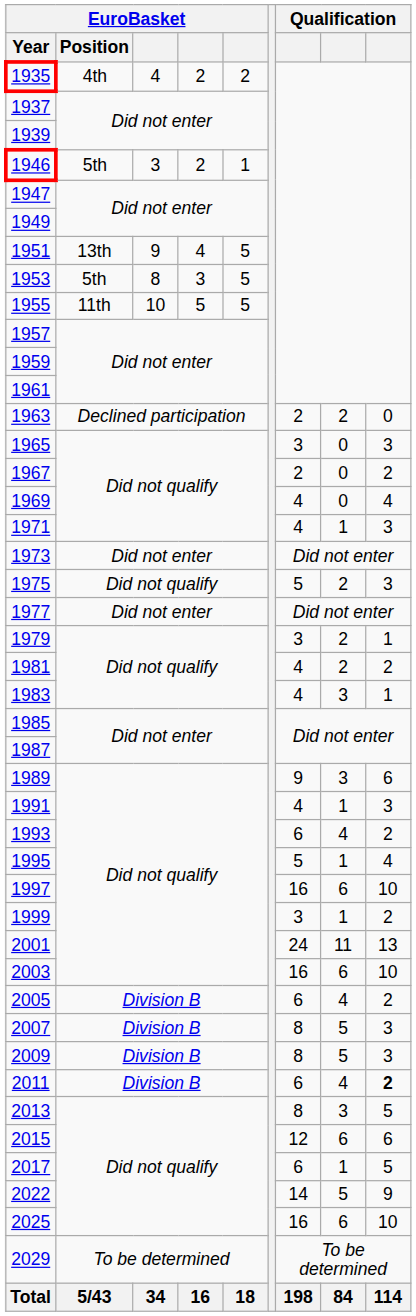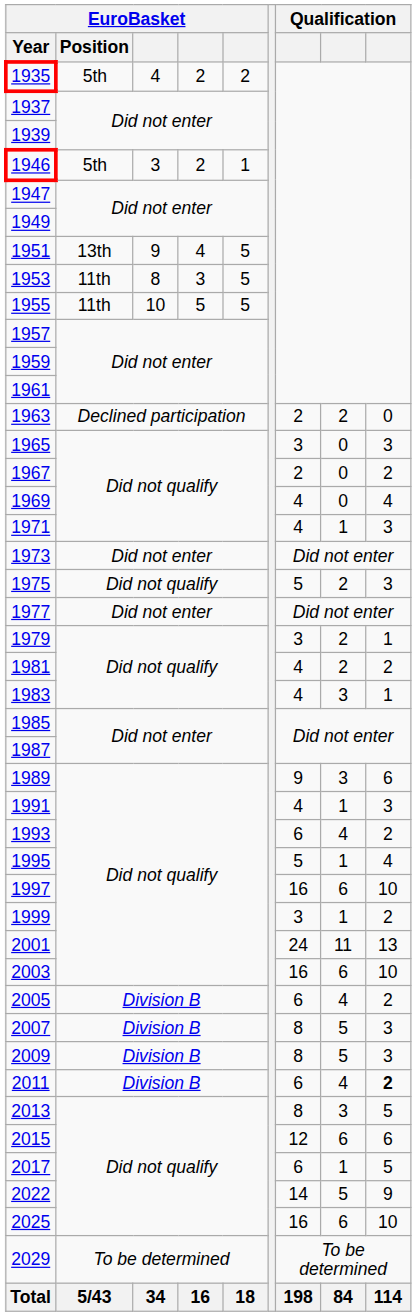(95, 77) 4th -> (95, 77) 5th
(94, 278) 5th -> (94, 278) 11th
